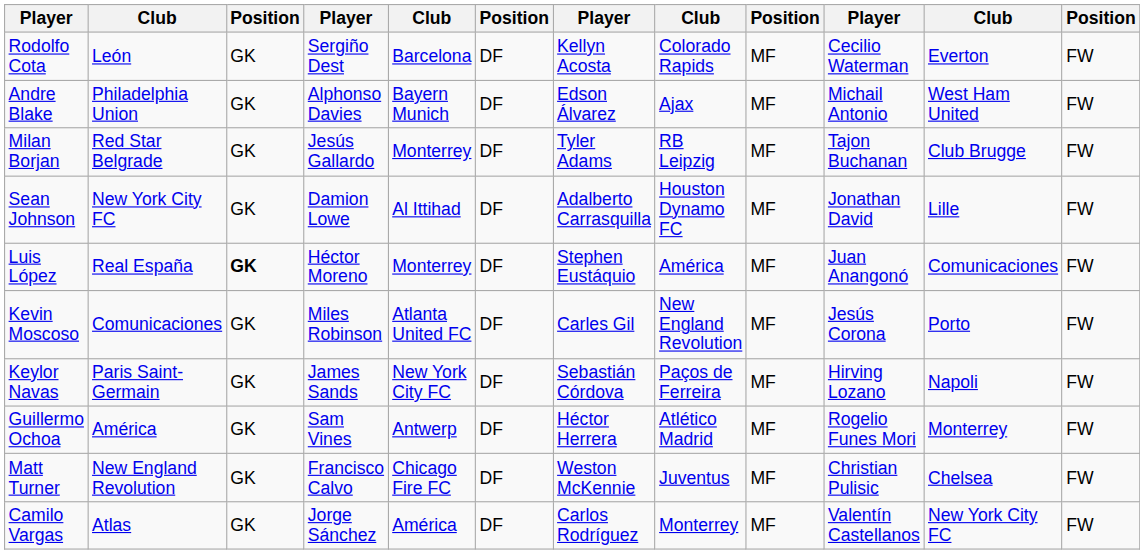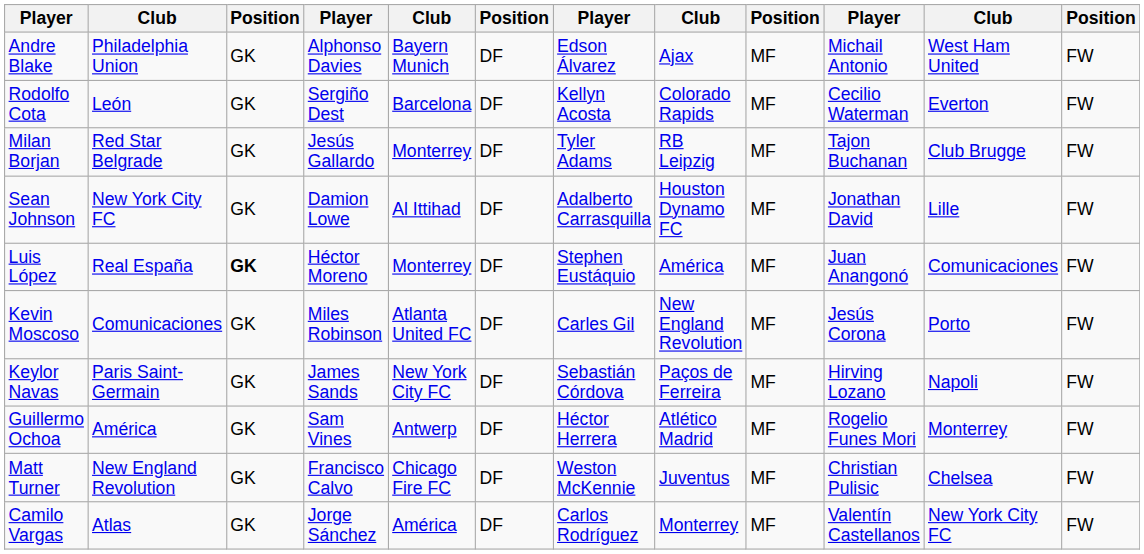rows swapped: (32, 103) <-> (39, 56)
